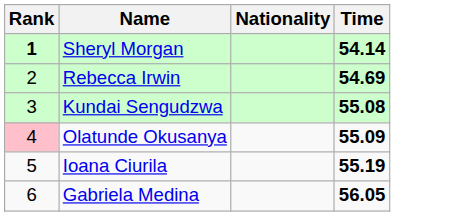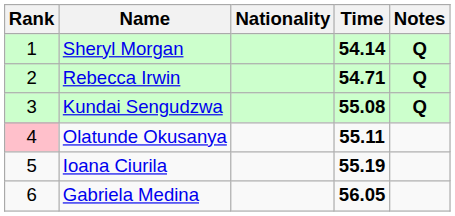+ column: (420, 19)
(32, 48) bold -> (32, 48) normal
(362, 78) 54.69 -> (362, 78) 54.71
(362, 136) 55.09 -> (362, 136) 55.11
